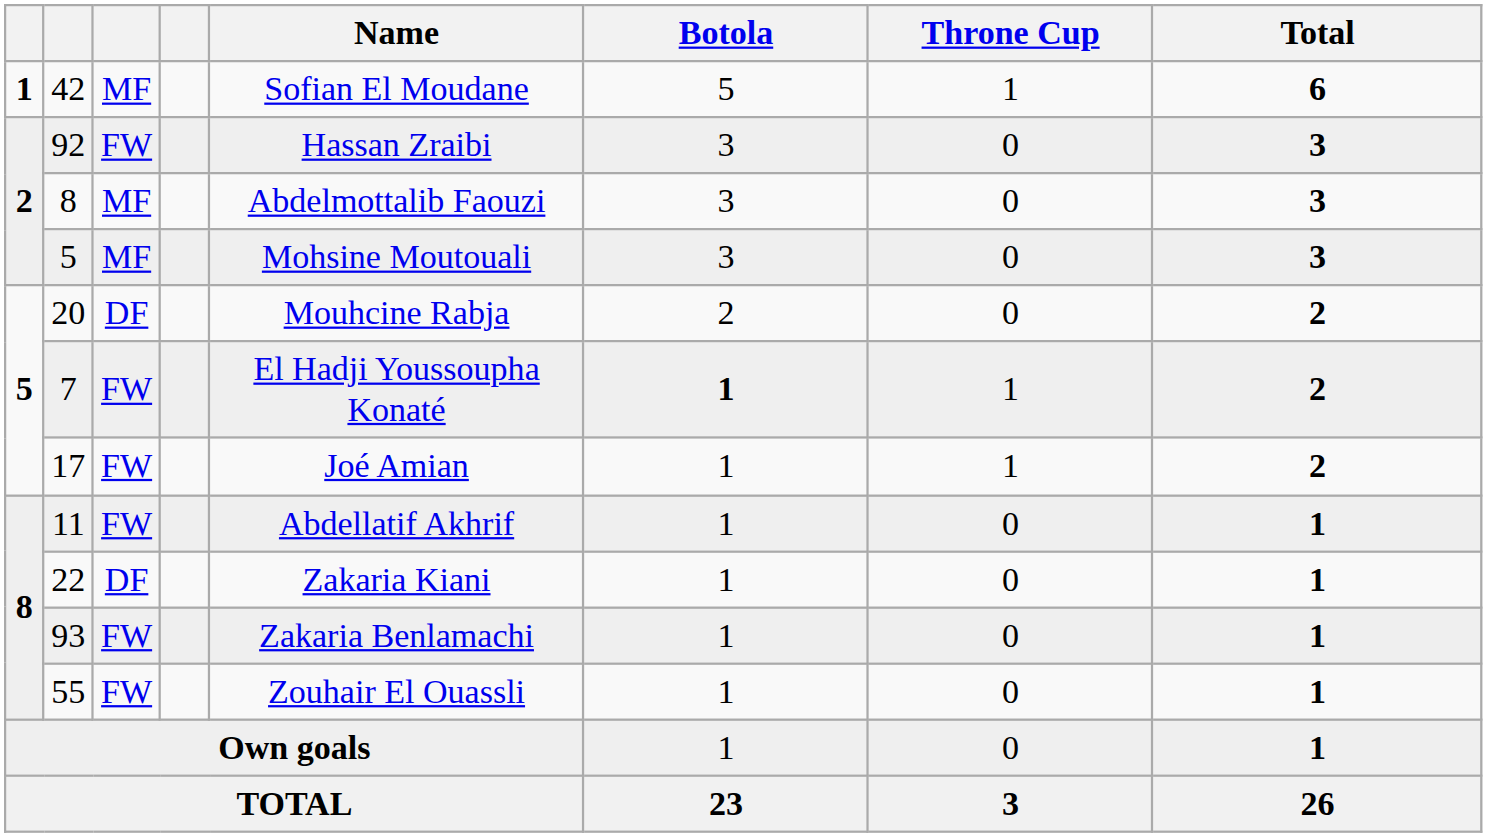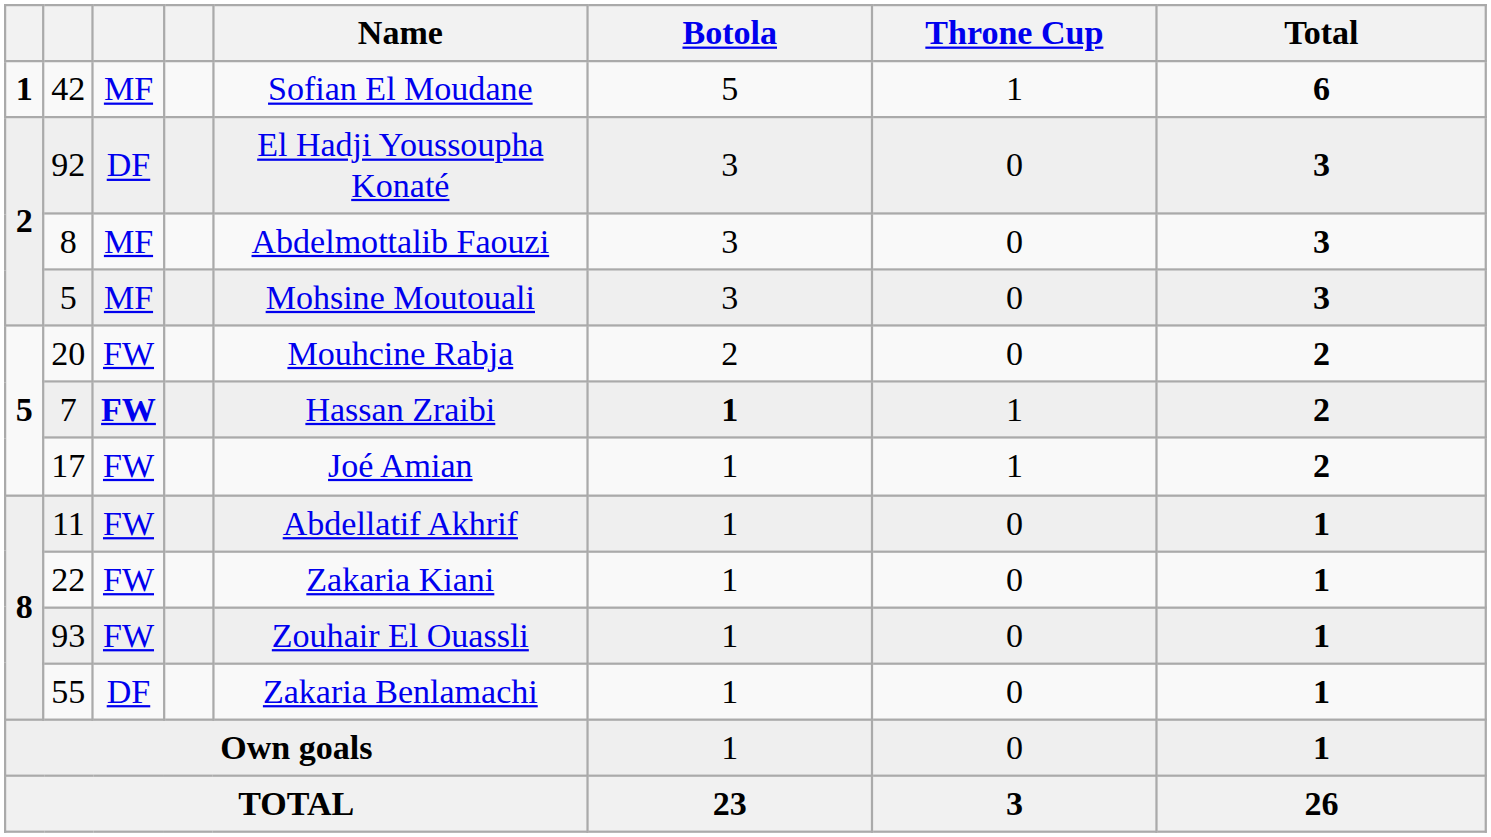(127, 145) FW -> (128, 165) DF
(397, 145) Hassan Zraibi -> (400, 165) El Hadji Youssoupha Konaté
(127, 313) DF -> (128, 353) FW
(127, 389) normal -> (128, 409) bold
(397, 389) El Hadji Youssoupha Konaté -> (400, 409) Hassan Zraibi
(127, 578) DF -> (128, 578) FW
(397, 634) Zakaria Benlamachi -> (400, 634) Zouhair El Ouassli
(127, 690) FW -> (128, 690) DF
(397, 690) Zouhair El Ouassli -> (400, 690) Zakaria Benlamachi
